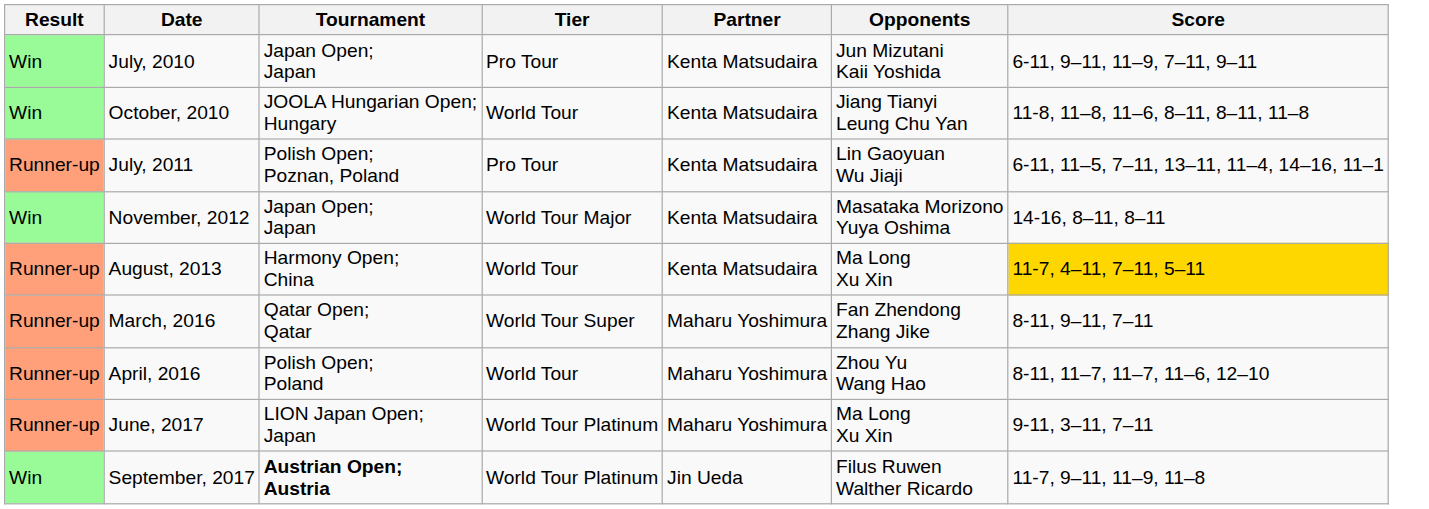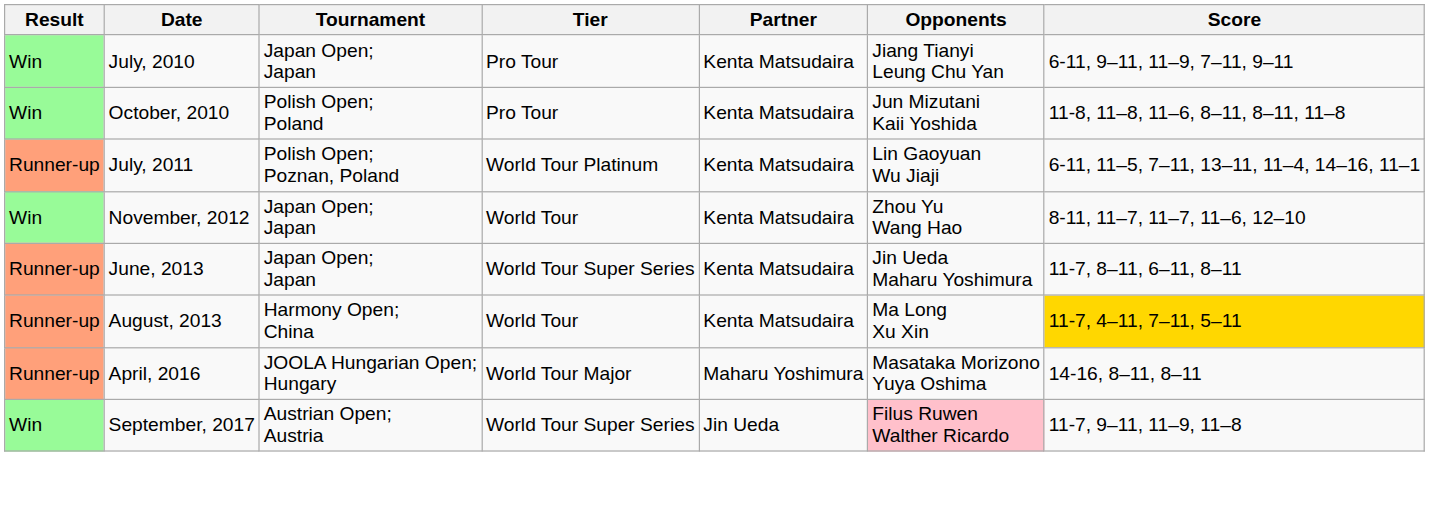(890, 60) Jun Mizutani Kaii Yoshida -> (938, 60) Jiang Tianyi Leung Chu Yan
(370, 113) JOOLA Hungarian Open; Hungary -> (319, 113) Polish Open; Poland
(532, 113) World Tour -> (522, 113) Pro Tour
(902, 113) Jiang Tianyi Leung Chu Yan -> (926, 113) Jun Mizutani Kaii Yoshida
(522, 165) Pro Tour -> (572, 165) World Tour Platinum
(559, 217) World Tour Major -> (532, 217) World Tour
(920, 217) Masataka Morizono Yuya Oshima -> (917, 217) Zhou Yu Wang Hao
(1089, 217) 14-16, 8–11, 8–11 -> (1177, 217) 8-11, 11–7, 11–7, 11–6, 12–10
+ row: (156, 269)
- row: (162, 321)
(319, 373) Polish Open; Poland -> (370, 373) JOOLA Hungarian Open; Hungary
(532, 373) World Tour -> (559, 373) World Tour Major
(881, 373) Zhou Yu Wang Hao -> (956, 373) Masataka Morizono Yuya Oshima
(1141, 373) 8-11, 11–7, 11–7, 11–6, 12–10 -> (1125, 373) 14-16, 8–11, 8–11
- row: (156, 425)
(333, 477) bold -> (328, 425) normal
(572, 477) World Tour Platinum -> (590, 425) World Tour Super Series
(904, 477) no background -> (941, 425) pink background
